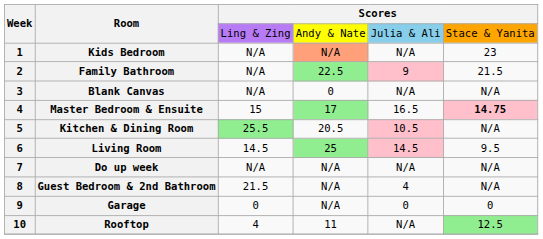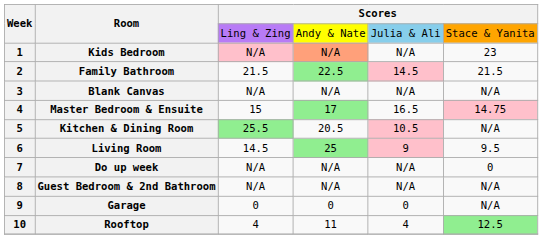(256, 52) no background -> (256, 52) pink background
(256, 72) N/A -> (256, 72) 21.5
(406, 72) 9 -> (406, 72) 14.5
(331, 91) 0 -> (331, 91) N/A
(490, 110) bold -> (490, 110) normal
(406, 148) 14.5 -> (406, 148) 9
(490, 167) N/A -> (490, 167) 0
(256, 187) 21.5 -> (256, 187) N/A
(406, 187) 4 -> (406, 187) N/A
(331, 206) N/A -> (331, 206) 0
(490, 206) 0 -> (490, 206) N/A
(406, 225) N/A -> (406, 225) 4
